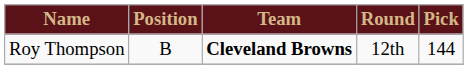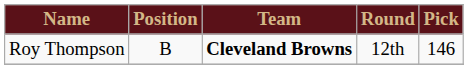(441, 49) 144 -> (441, 49) 146
